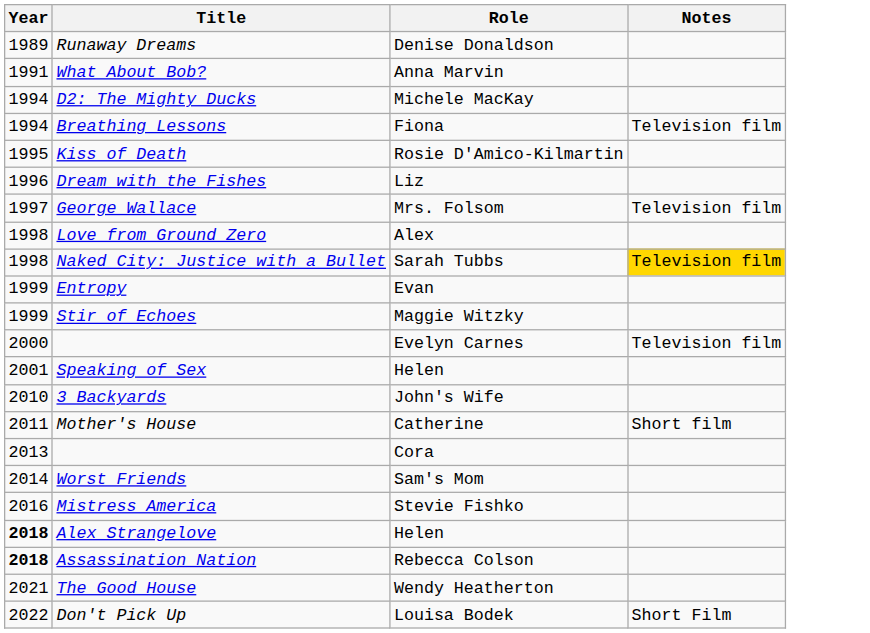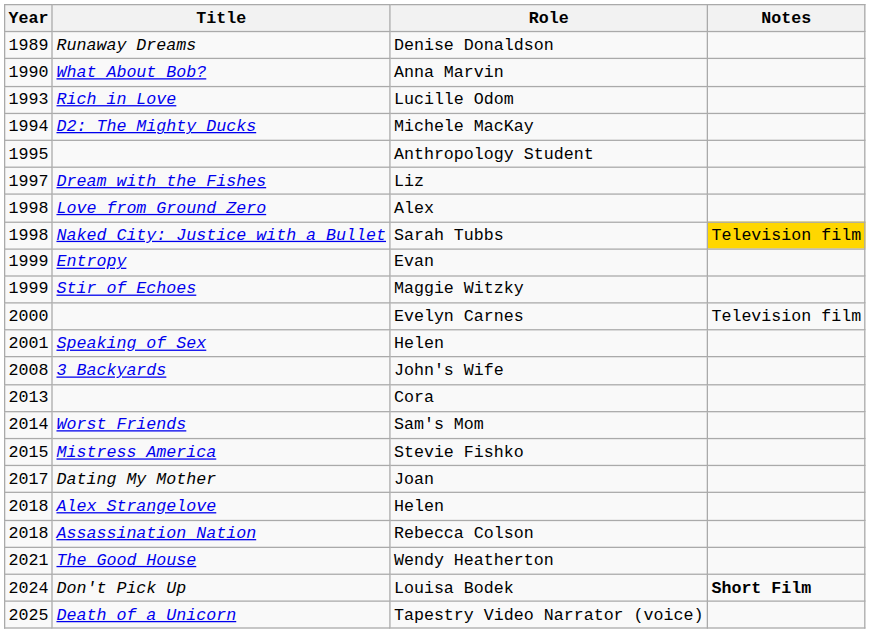(29, 72) 1991 -> (29, 72) 1990
+ row: (116, 100)
- row: (141, 127)
+ row: (221, 154)
- row: (121, 154)
(29, 181) 1996 -> (29, 181) 1997
- row: (126, 208)
(29, 398) 2010 -> (29, 371) 2008
- row: (126, 425)
(29, 506) 2016 -> (29, 452) 2015
+ row: (136, 479)
(29, 533) bold -> (29, 506) normal
(29, 561) bold -> (29, 533) normal
(29, 615) 2022 -> (29, 588) 2024
(681, 615) normal -> (761, 588) bold
+ row: (146, 615)
